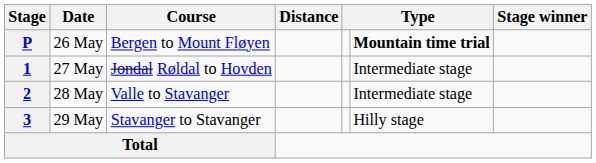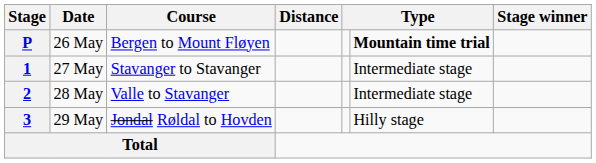(191, 68) Jondal Røldal to Hovden -> (186, 68) Stavanger to Stavanger
(186, 119) Stavanger to Stavanger -> (191, 119) Jondal Røldal to Hovden
